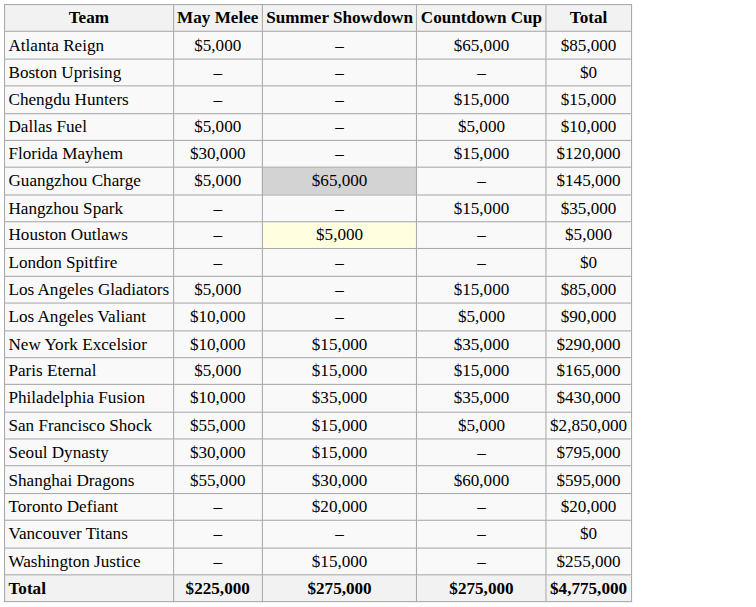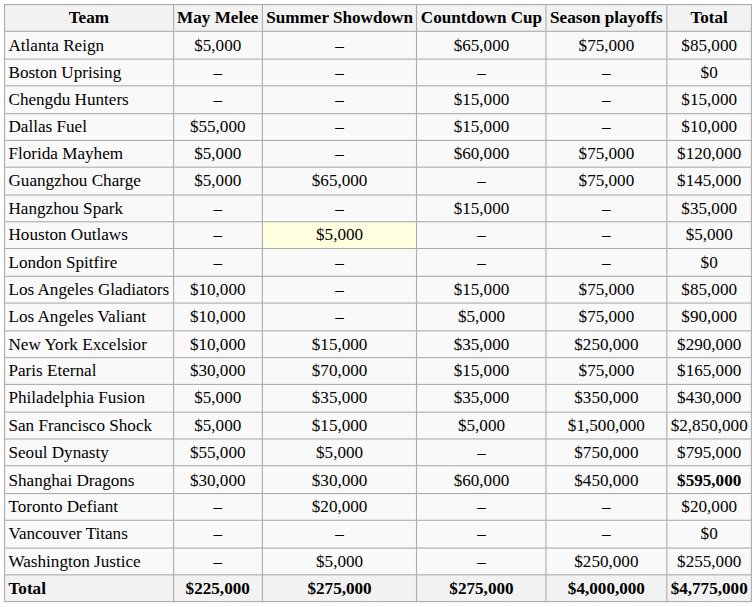+ column: (606, 18)
(218, 126) $5,000 -> (218, 126) $55,000
(481, 126) $5,000 -> (481, 126) $15,000
(218, 153) $30,000 -> (218, 153) $5,000
(481, 153) $15,000 -> (481, 153) $60,000
(340, 180) lightgrey background -> (340, 180) no background
(218, 289) $5,000 -> (218, 289) $10,000
(218, 371) $5,000 -> (218, 371) $30,000
(340, 371) $15,000 -> (340, 371) $70,000
(218, 398) $10,000 -> (218, 398) $5,000
(218, 425) $55,000 -> (218, 425) $5,000
(218, 452) $30,000 -> (218, 452) $55,000
(340, 452) $15,000 -> (340, 452) $5,000
(218, 479) $55,000 -> (218, 479) $30,000
(589, 479) normal -> (709, 479) bold
(340, 561) $15,000 -> (340, 561) $5,000
